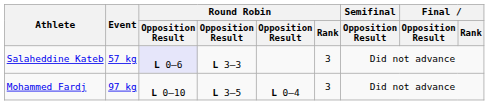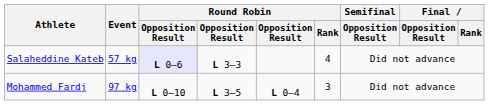(328, 59) 3 -> (328, 59) 4
